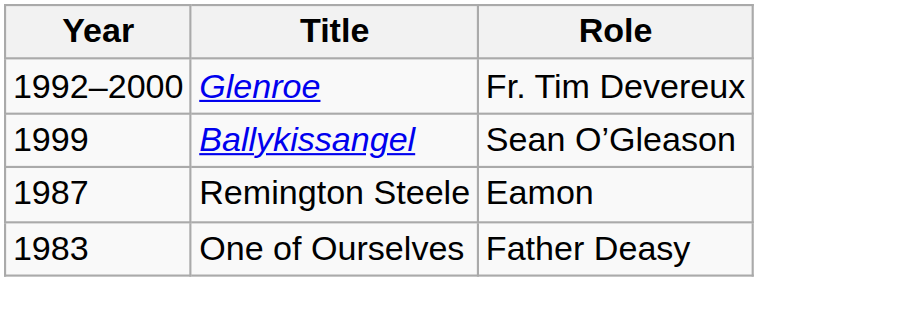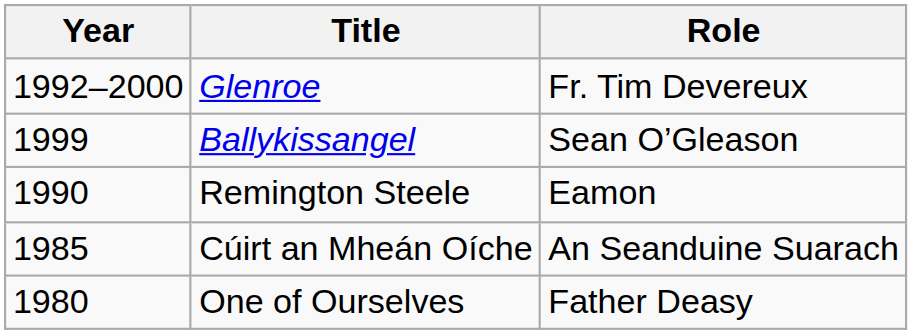(51, 193) 1987 -> (51, 193) 1990
+ row: (366, 247)
(51, 247) 1983 -> (51, 301) 1980
